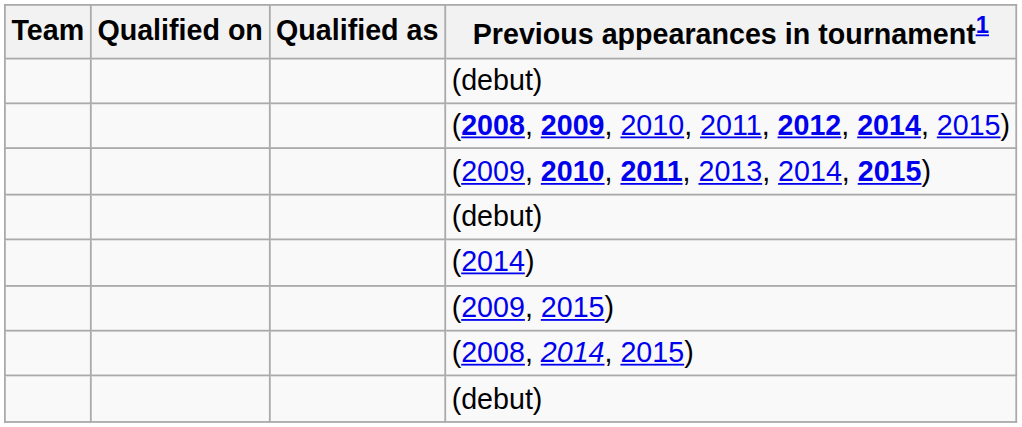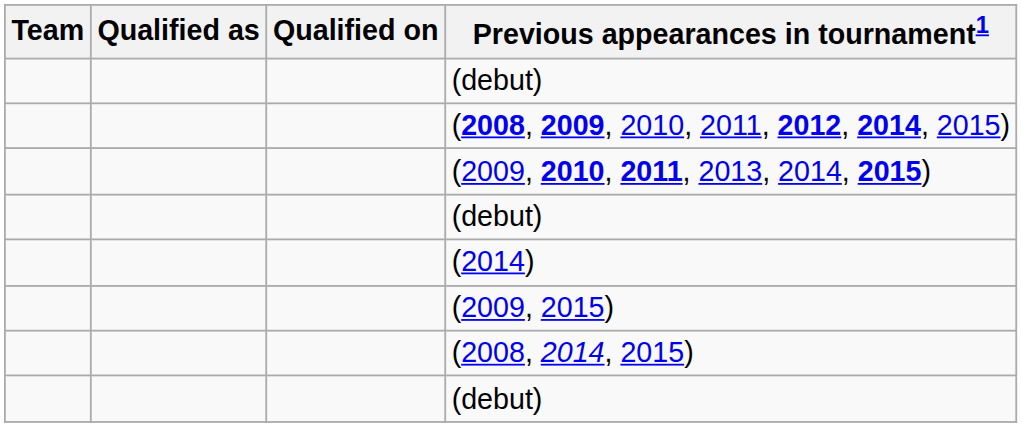columns swapped: (357, 31) <-> (180, 31)
